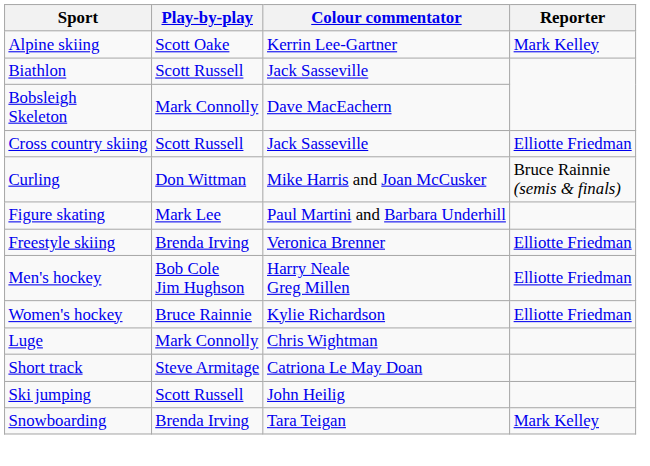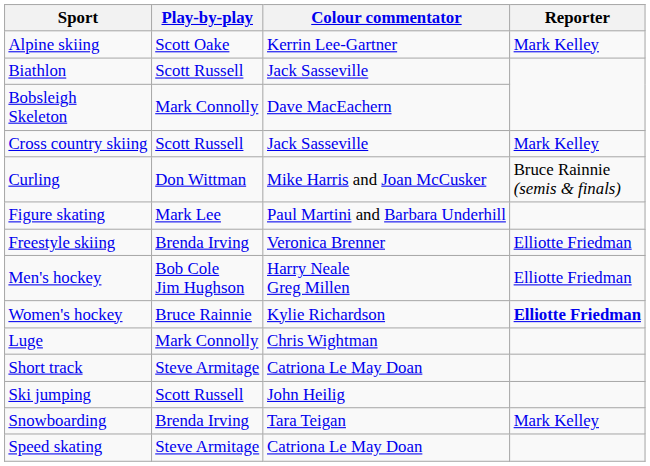(573, 143) Elliotte Friedman -> (556, 143) Mark Kelley
(573, 314) normal -> (577, 314) bold
+ row: (55, 447)
